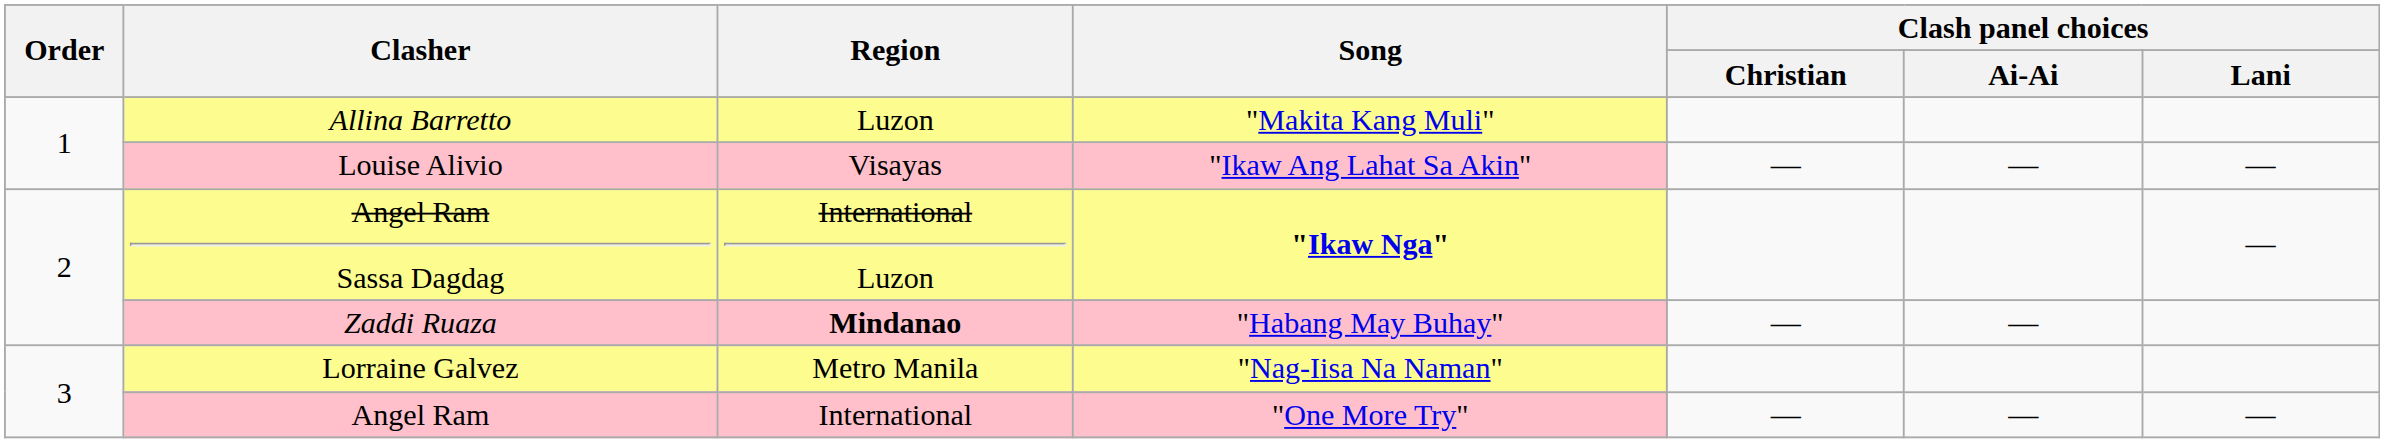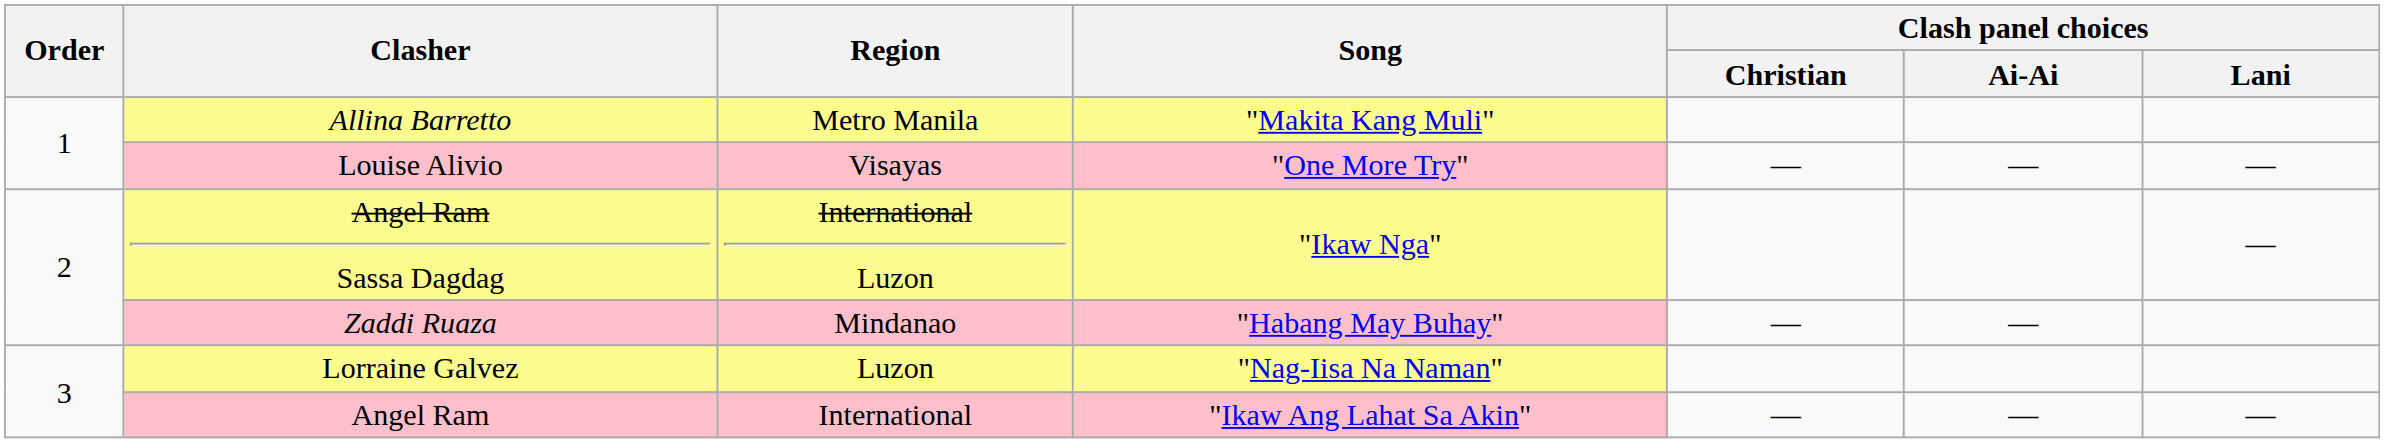(895, 120) Luzon -> (895, 120) Metro Manila
(1370, 165) "Ikaw Ang Lahat Sa Akin" -> (1370, 165) "One More Try"
(1370, 244) bold -> (1370, 244) normal
(895, 323) bold -> (895, 323) normal
(895, 369) Metro Manila -> (895, 369) Luzon
(1370, 414) "One More Try" -> (1370, 414) "Ikaw Ang Lahat Sa Akin"
